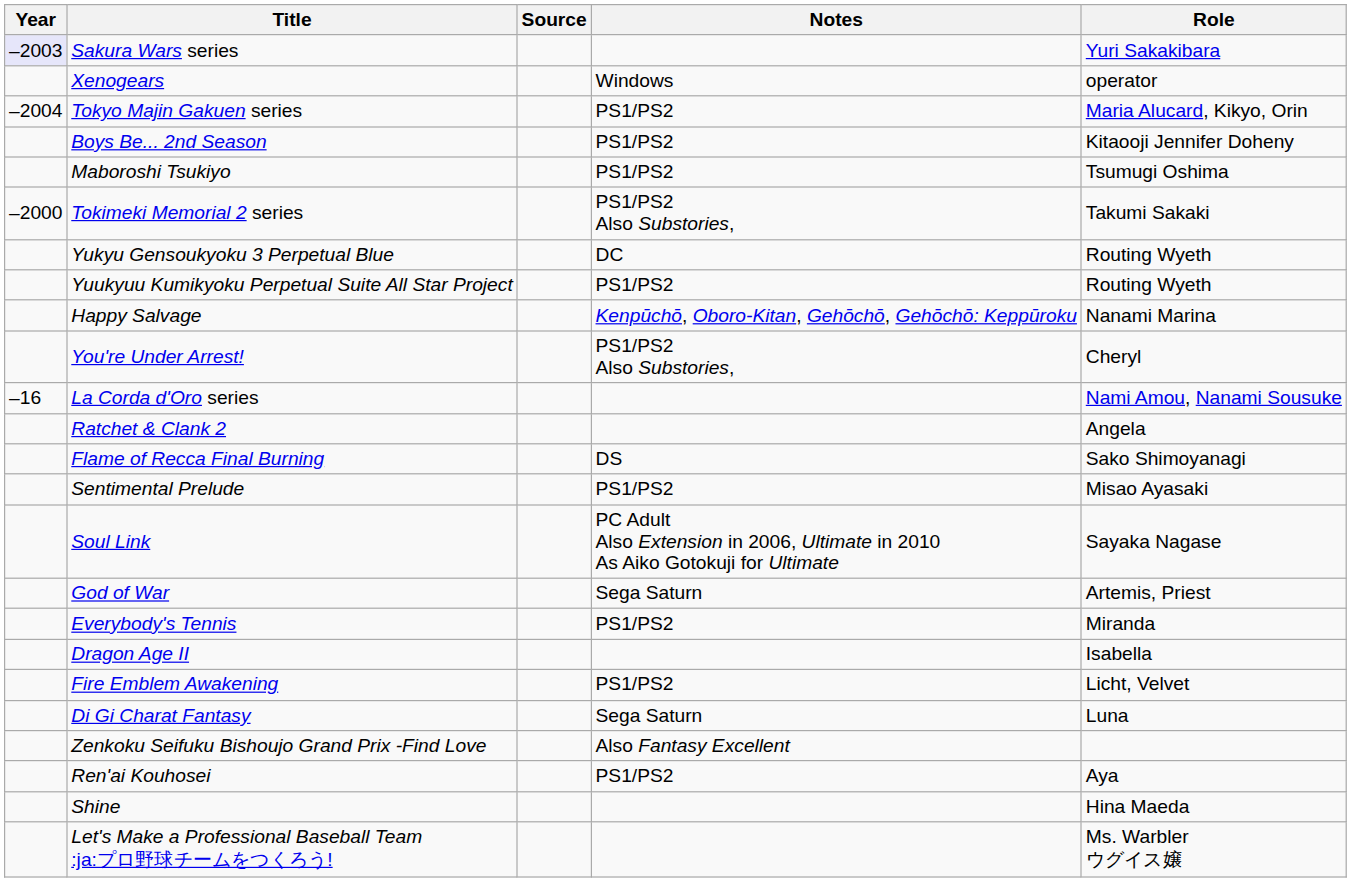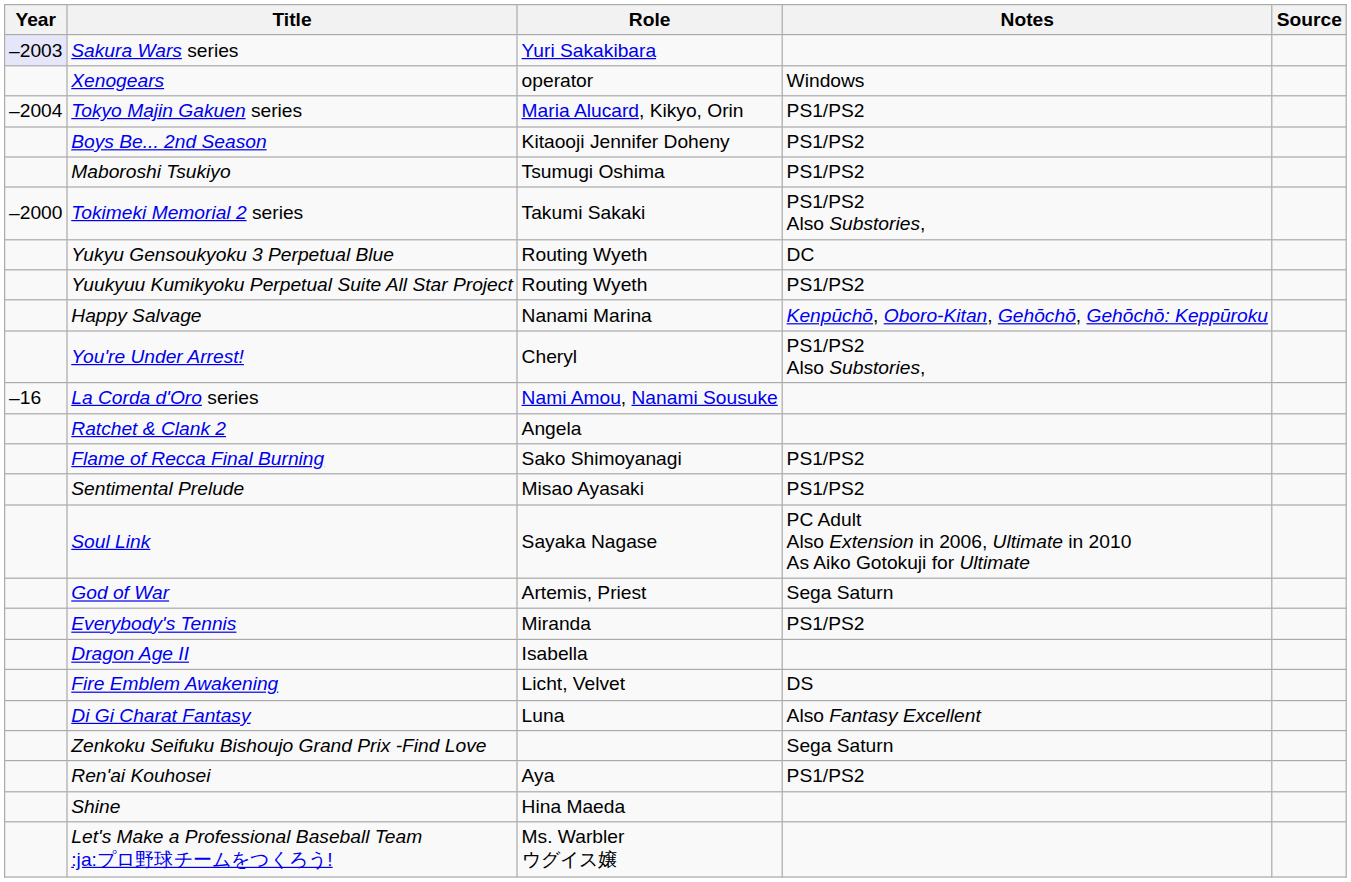columns swapped: (1214, 19) <-> (554, 19)
(609, 458) DS -> (826, 458) PS1/PS2
(635, 684) PS1/PS2 -> (800, 684) DS
(649, 715) Sega Saturn -> (884, 715) Also Fantasy Excellent
(693, 745) Also Fantasy Excellent -> (840, 745) Sega Saturn
